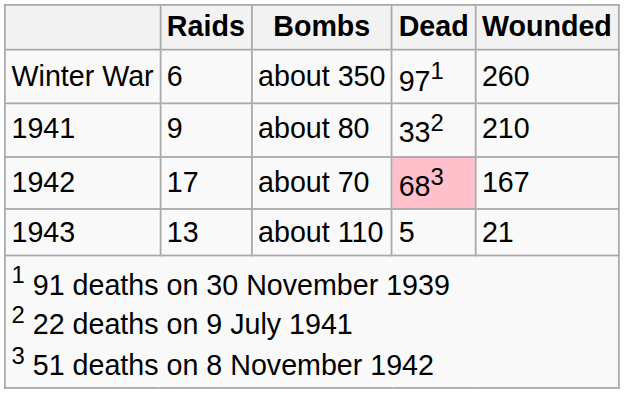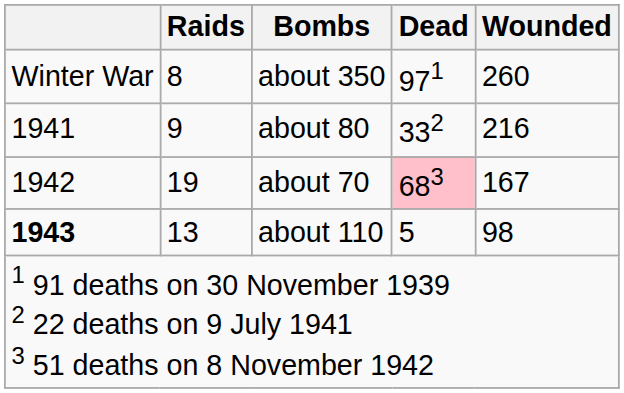(175, 76) 6 -> (175, 76) 8
(506, 129) 210 -> (506, 129) 216
(183, 182) 17 -> (183, 182) 19
(43, 232) normal -> (43, 232) bold
(498, 232) 21 -> (498, 232) 98
